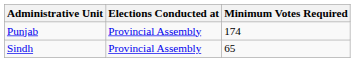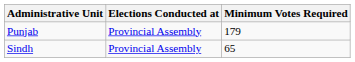(233, 31) 174 -> (233, 31) 179
